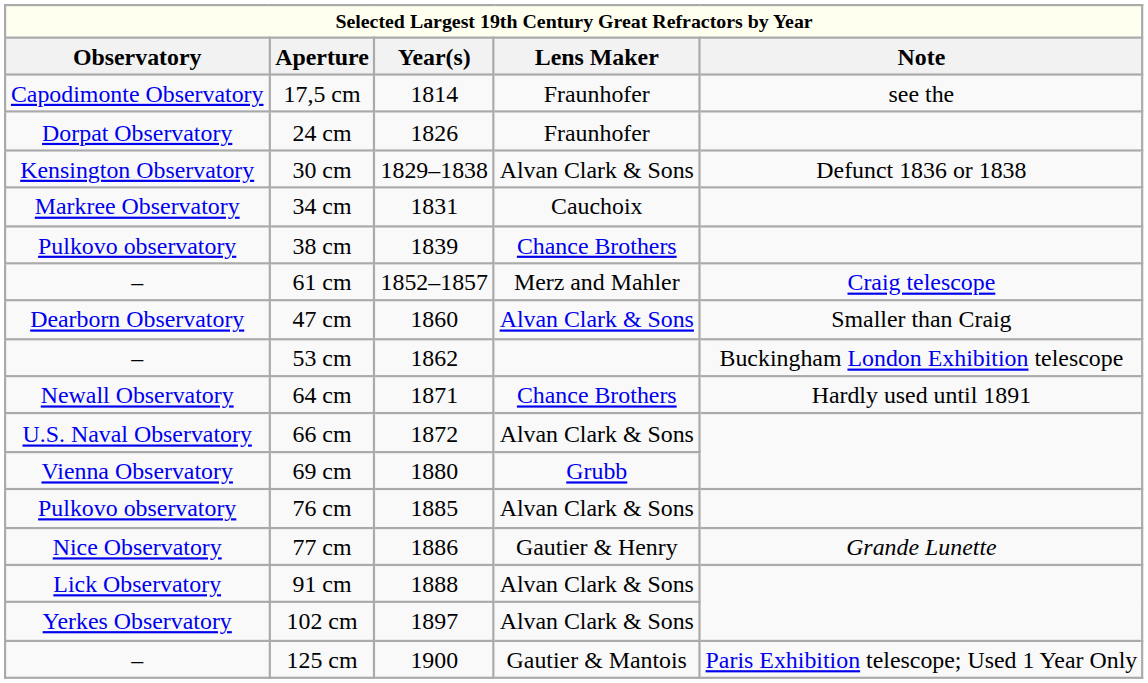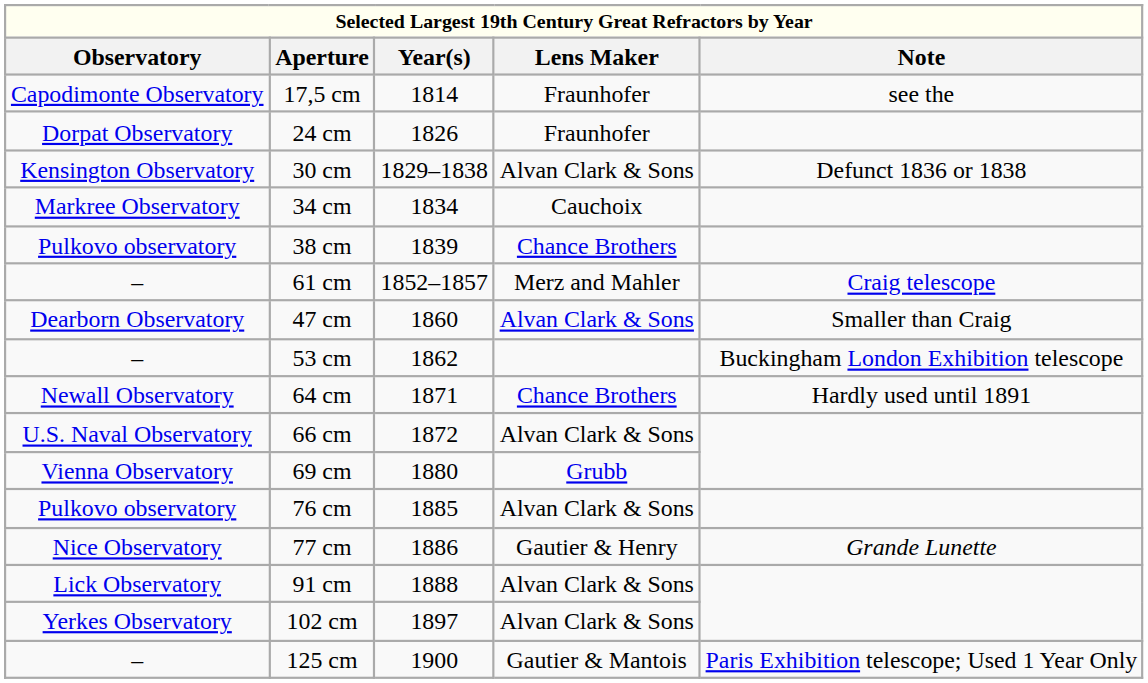(434, 207) 1831 -> (434, 207) 1834
